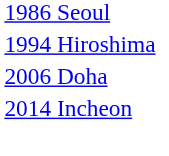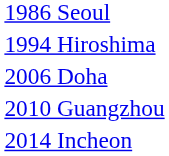+ row: (85, 108)
